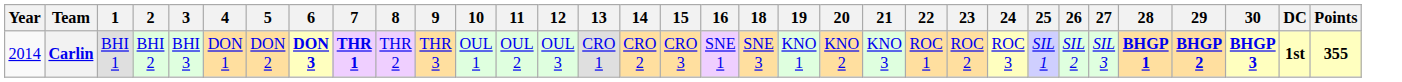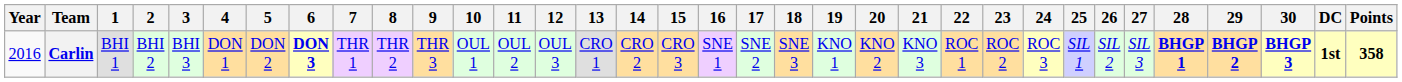+ column: (756, 17)
(25, 53) 2014 -> (25, 53) 2016
(354, 53) bold -> (353, 53) normal
(1336, 53) 355 -> (1371, 53) 358
